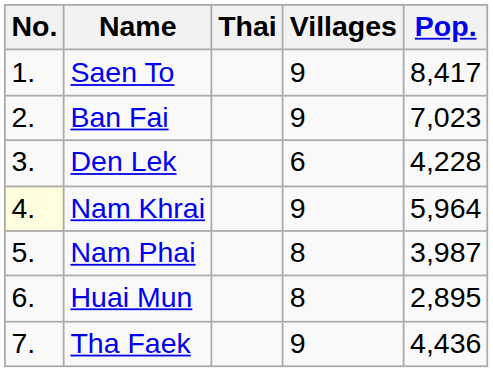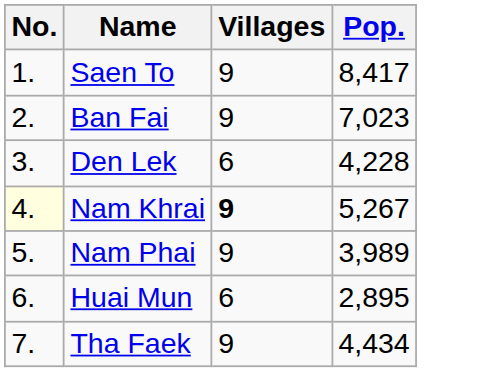- column: (247, 27)
(298, 207) normal -> (226, 207) bold
(446, 207) 5,964 -> (374, 207) 5,267
(298, 252) 8 -> (226, 252) 9
(446, 252) 3,987 -> (374, 252) 3,989
(298, 298) 8 -> (226, 298) 6
(446, 343) 4,436 -> (374, 343) 4,434
